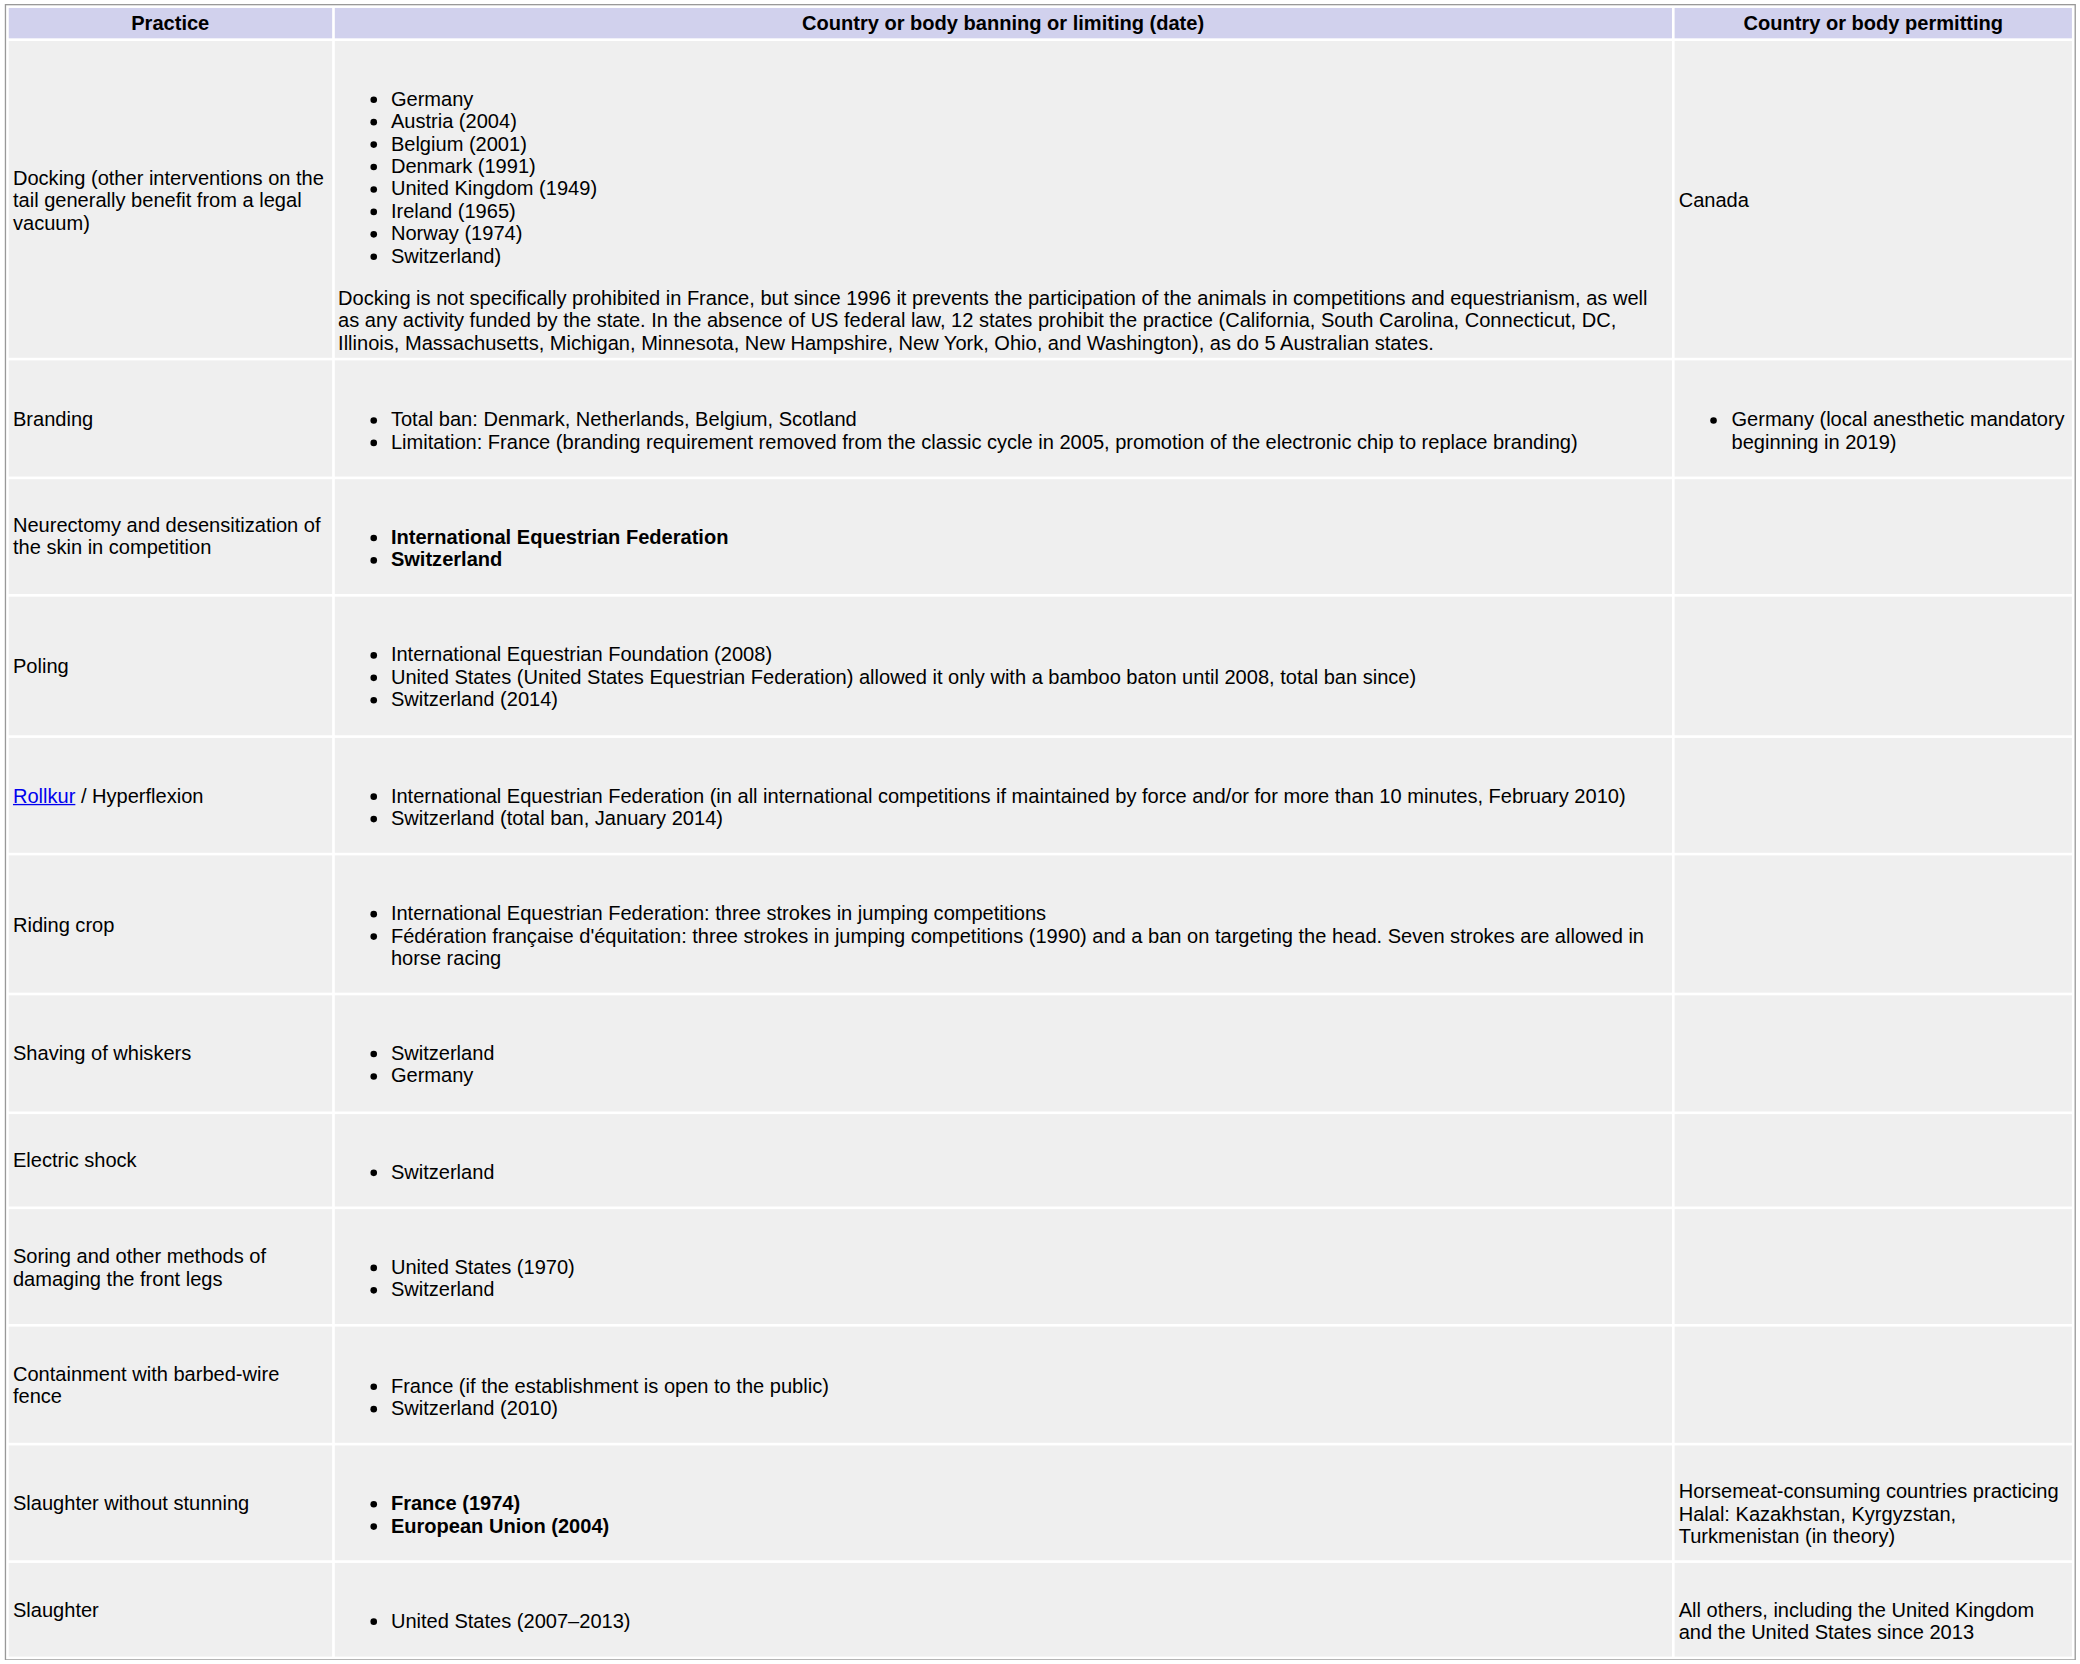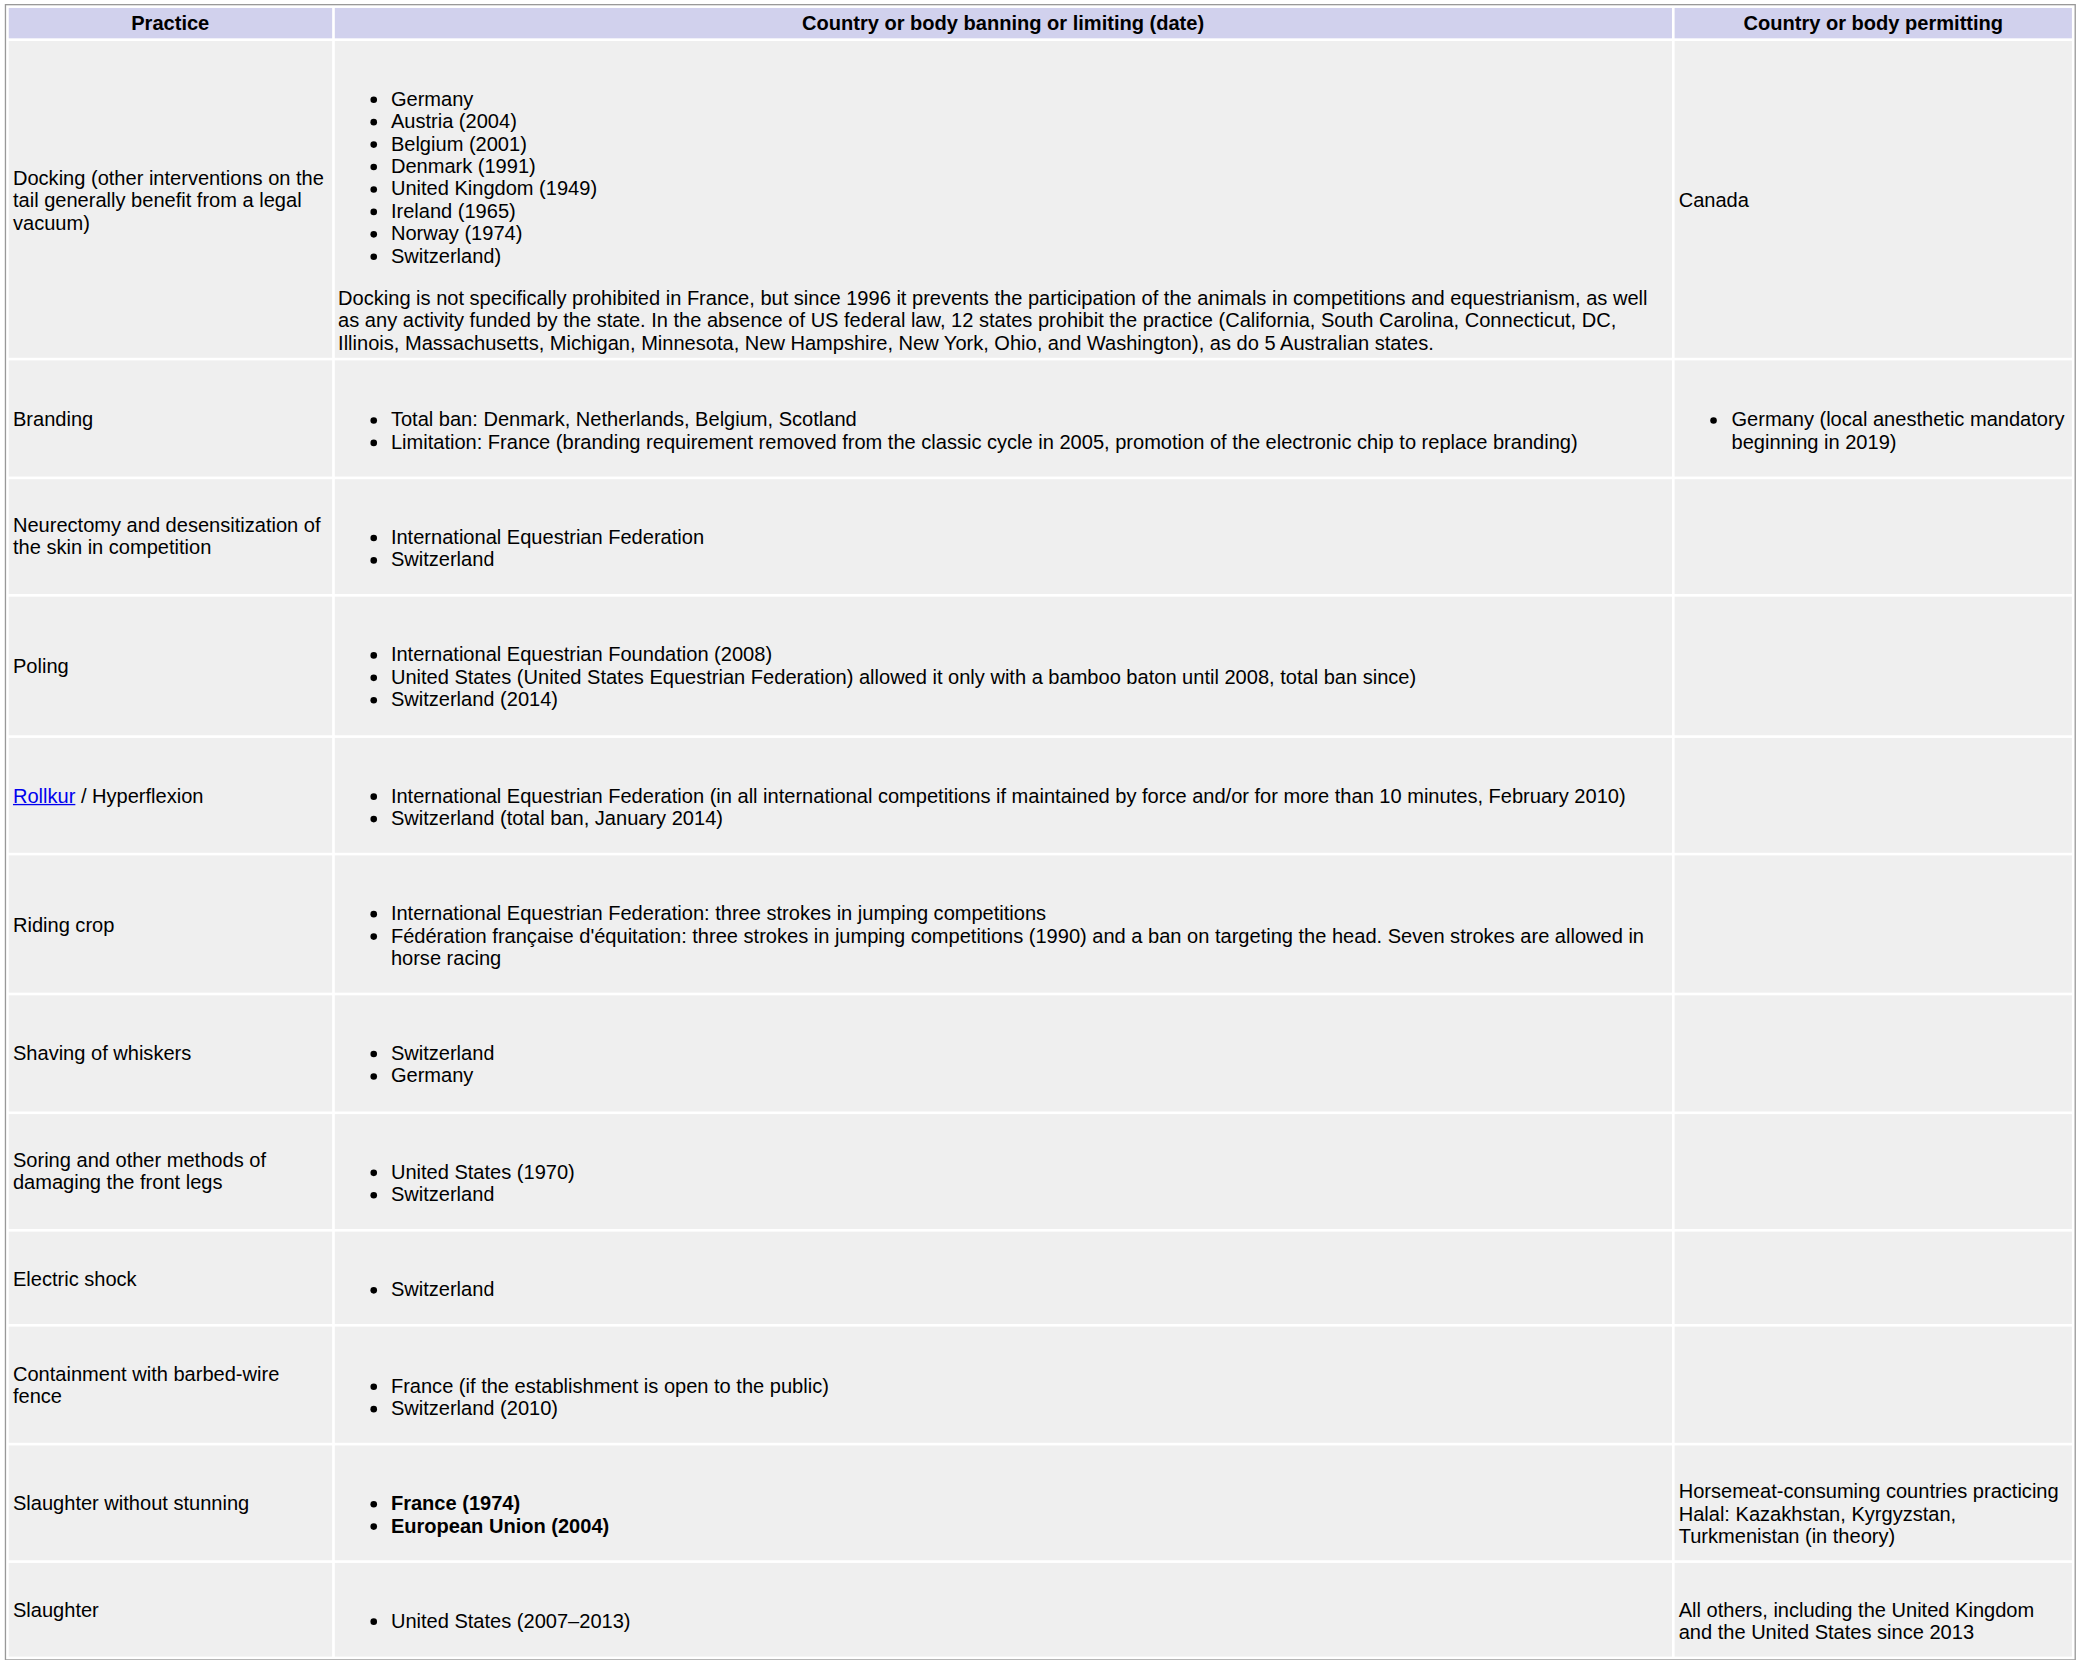(1003, 548) bold -> (1003, 548) normal
rows swapped: (139, 1267) <-> (75, 1160)
